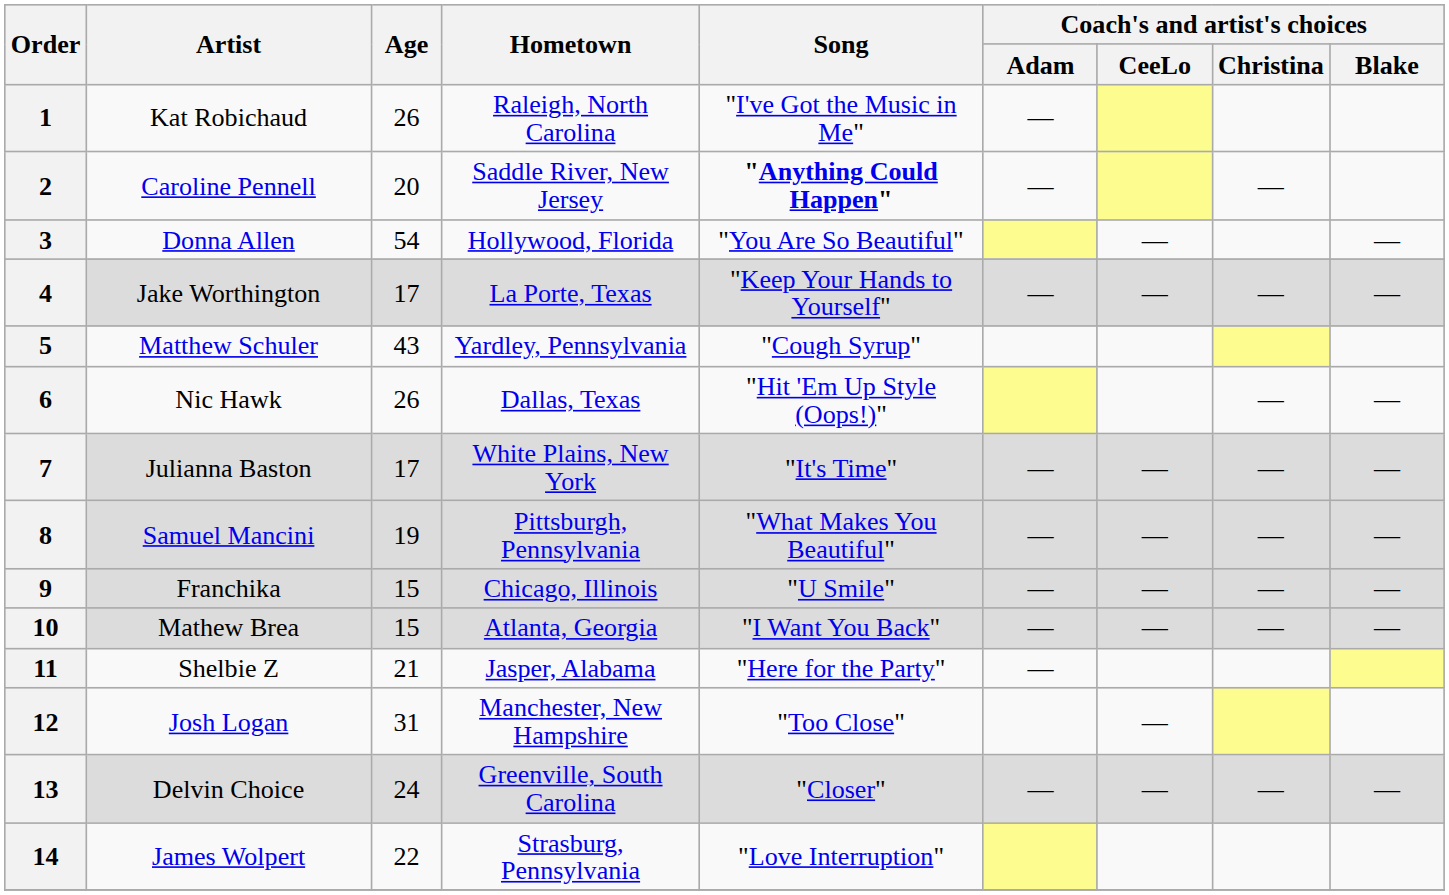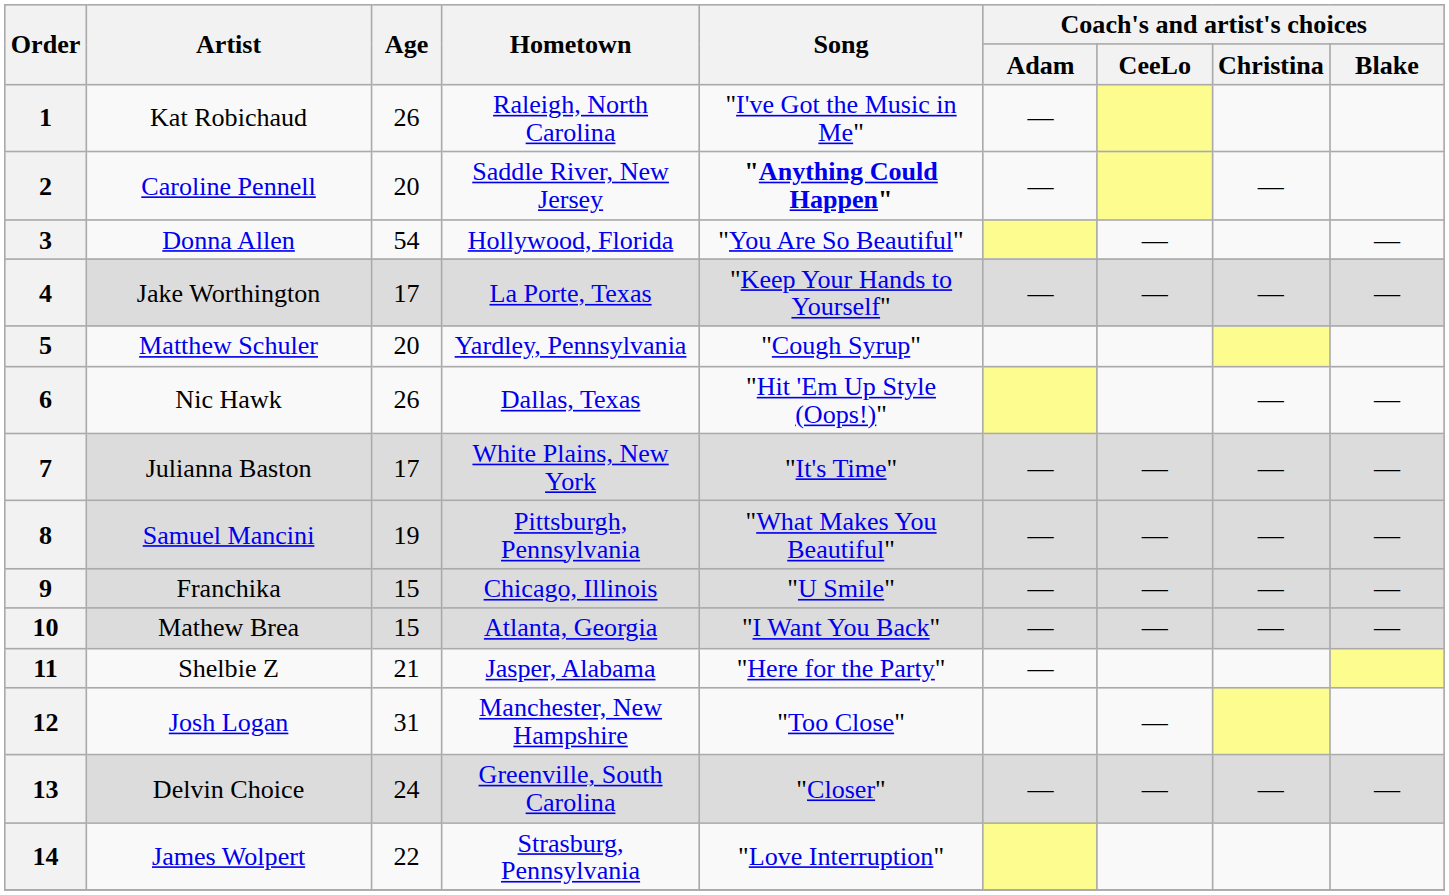(407, 346) 43 -> (407, 346) 20
